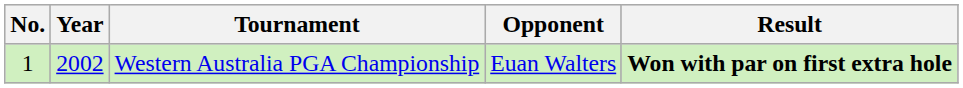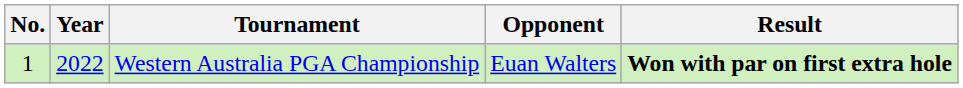(80, 63) 2002 -> (80, 63) 2022
